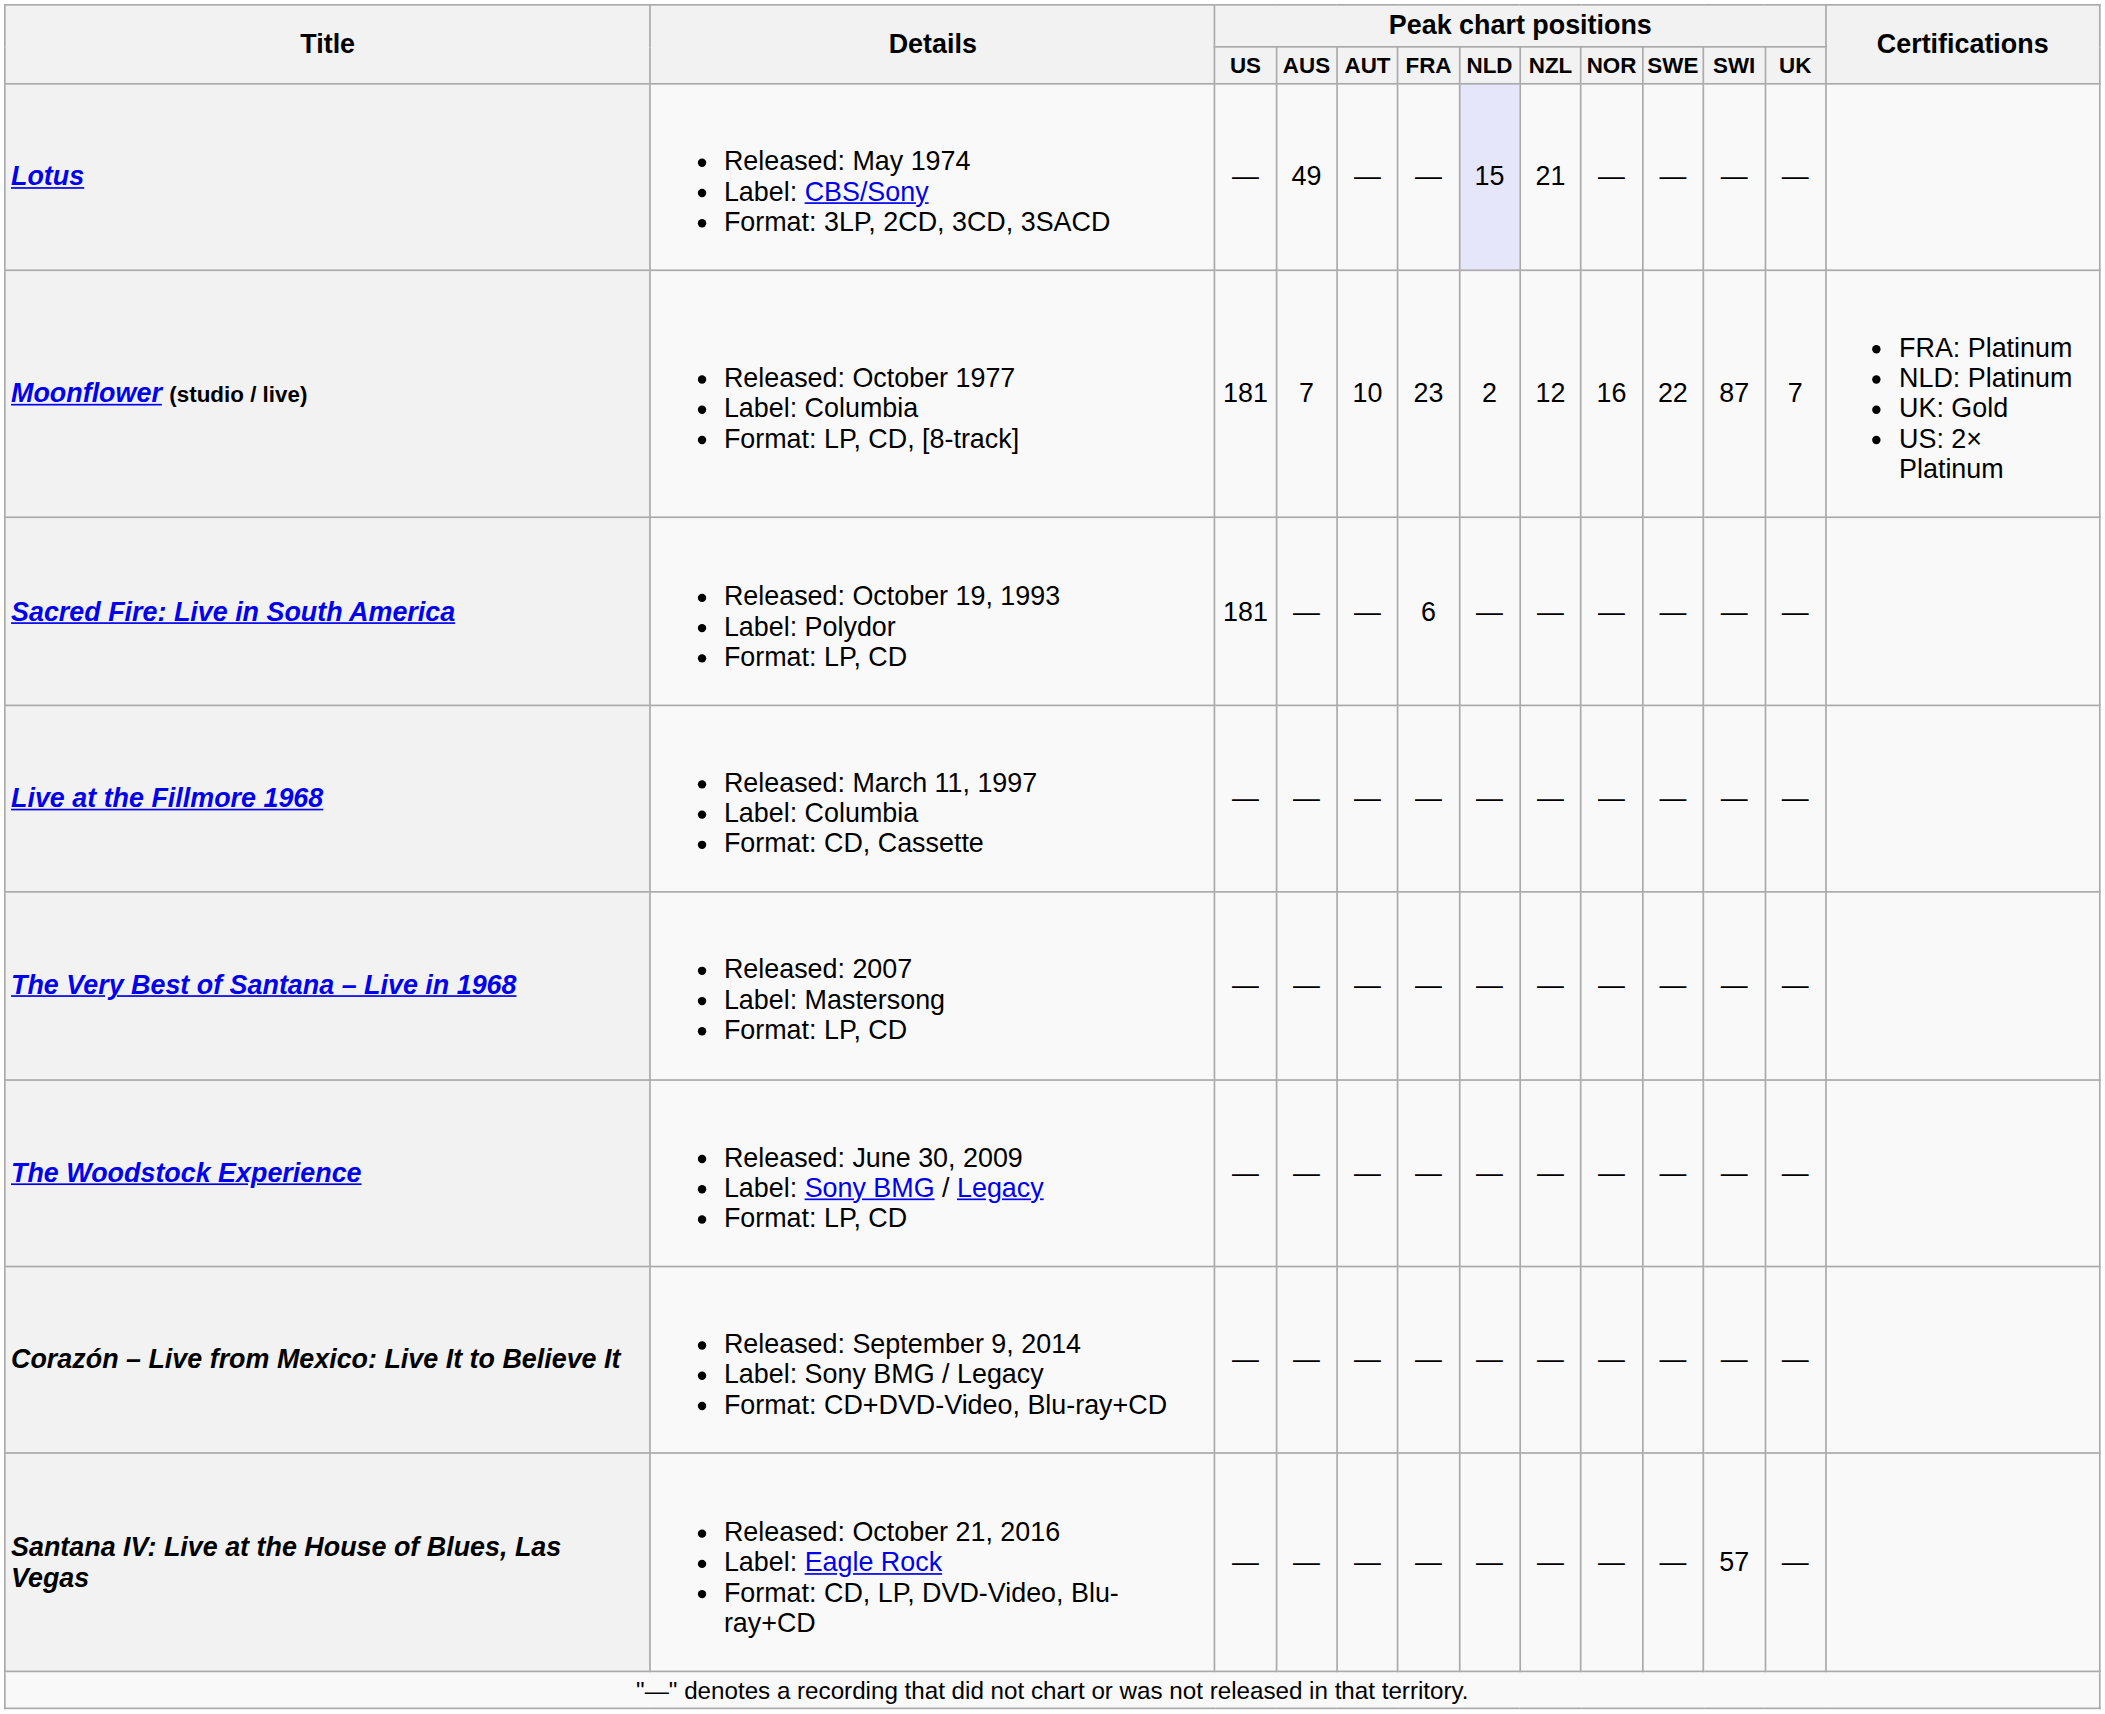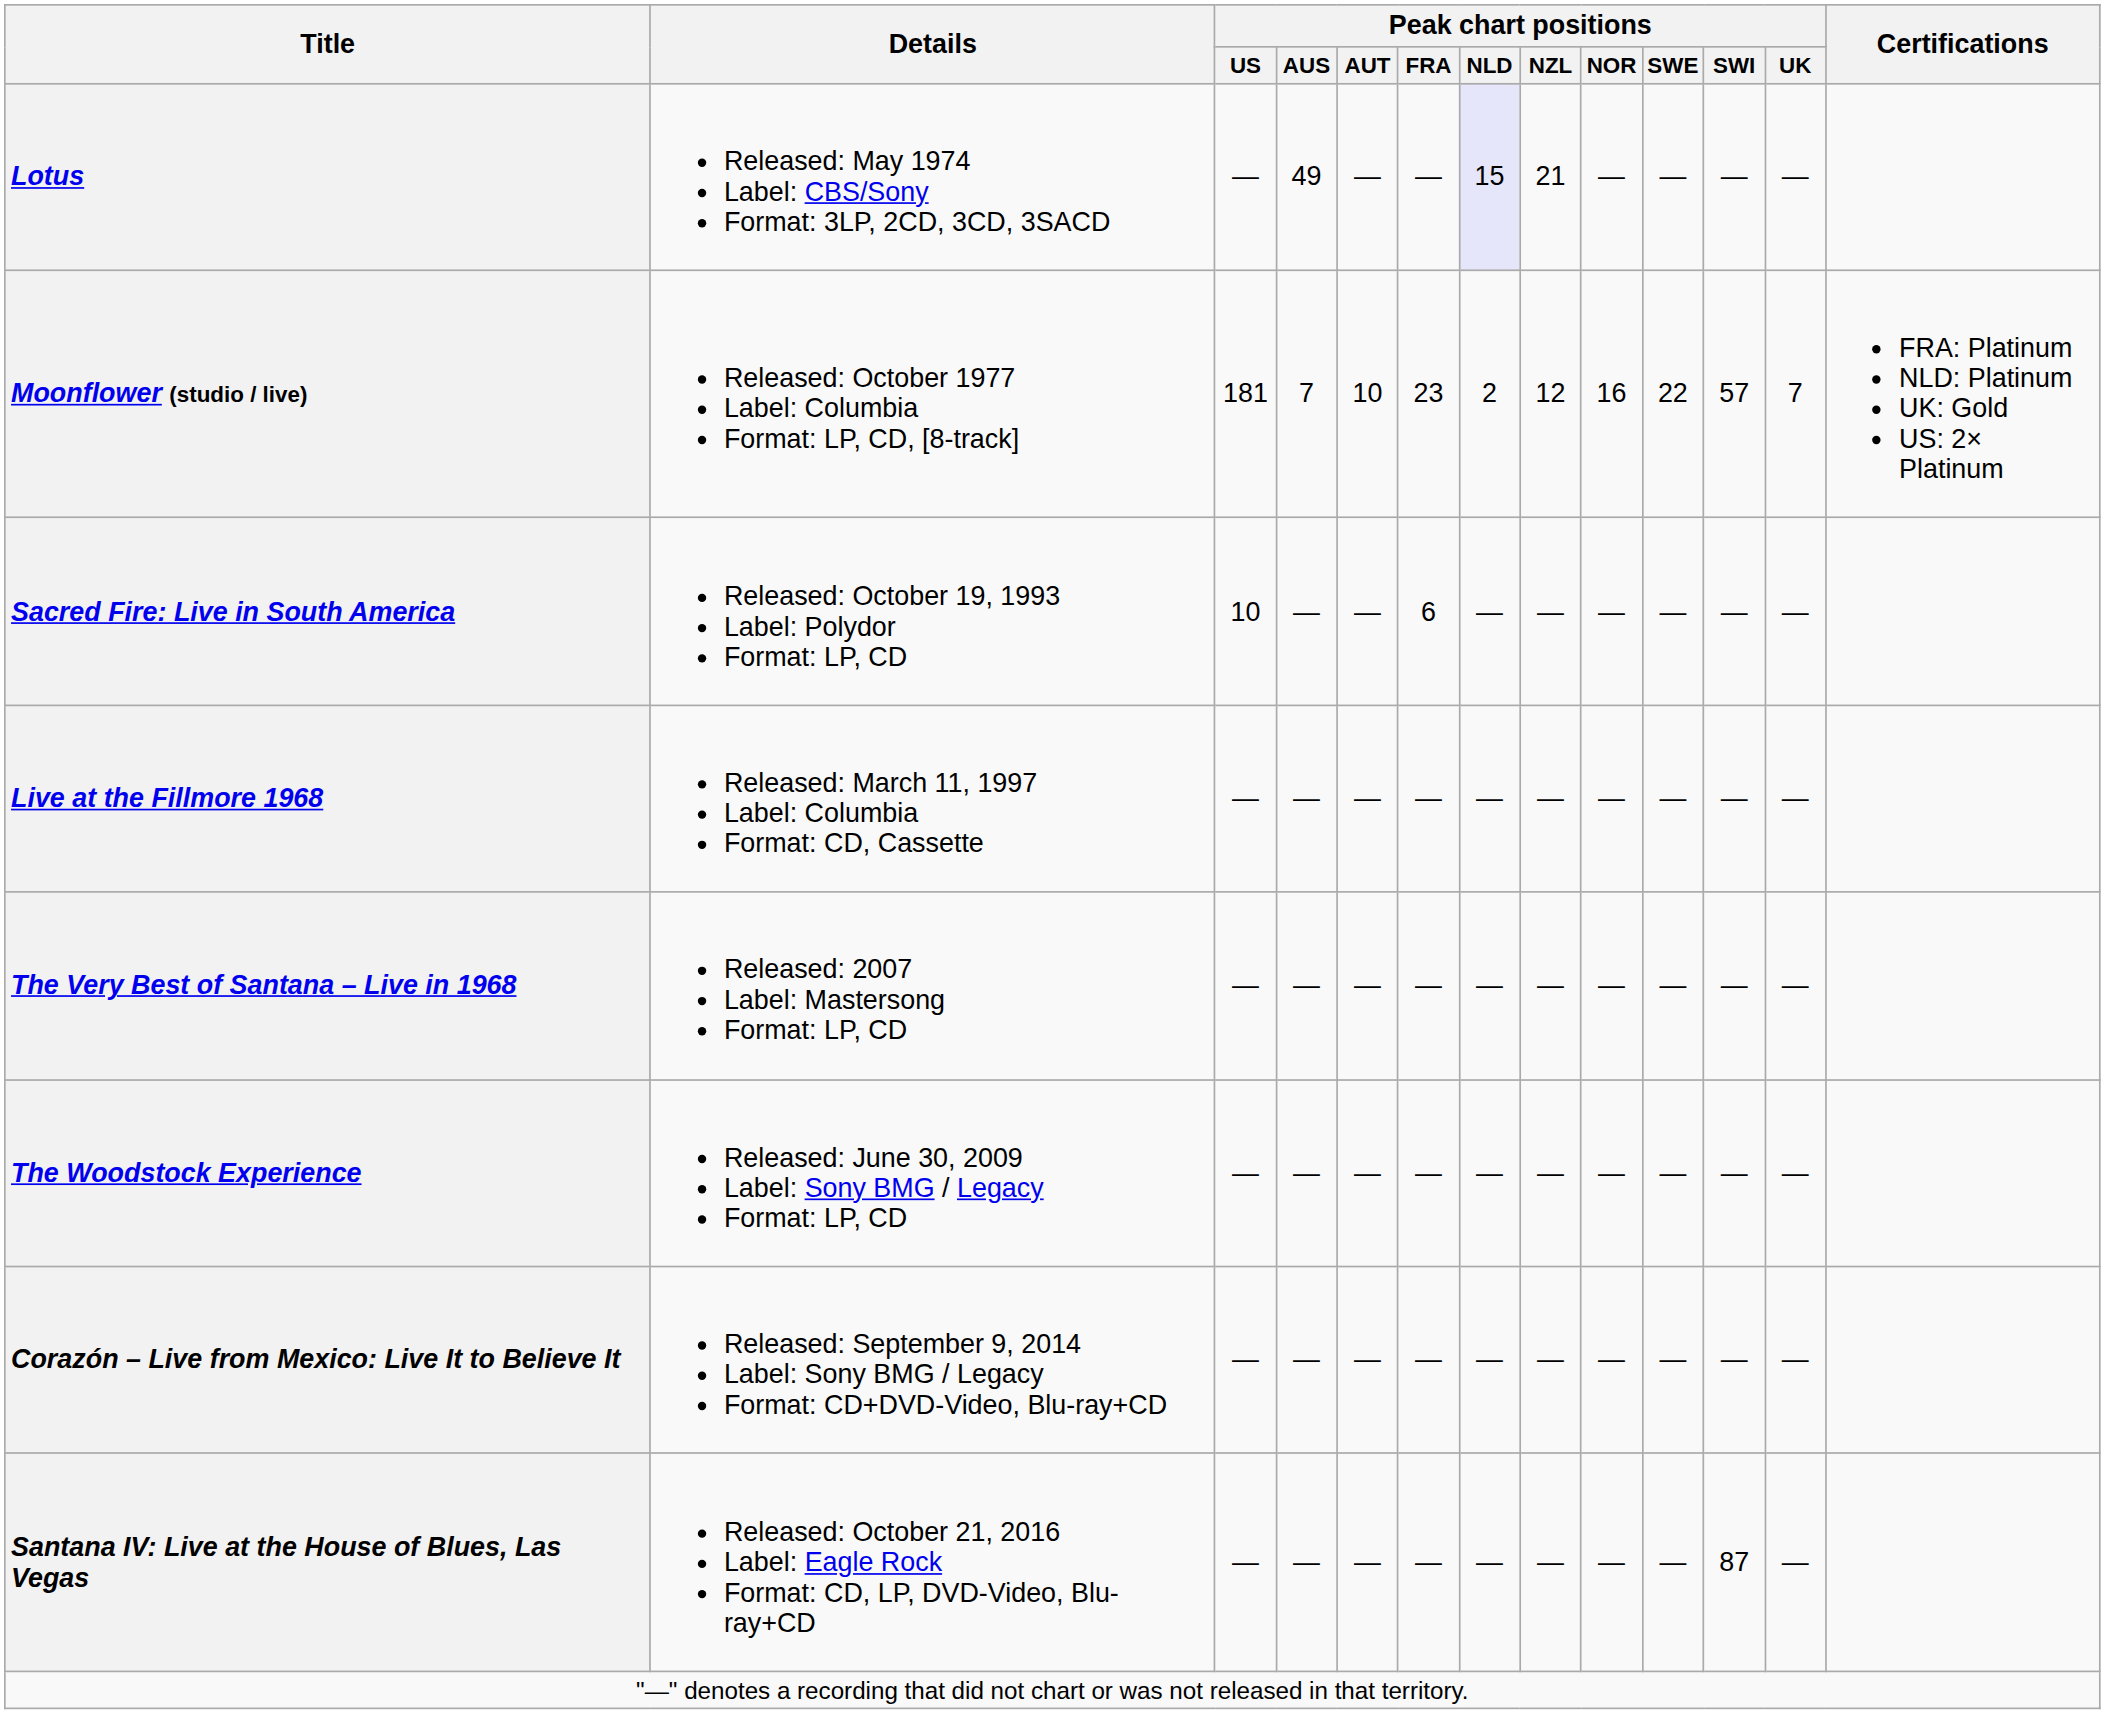(1734, 393) 87 -> (1734, 393) 57
(1246, 611) 181 -> (1246, 611) 10
(1734, 1561) 57 -> (1734, 1561) 87
